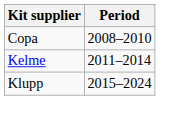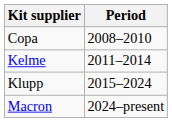+ row: (30, 106)
